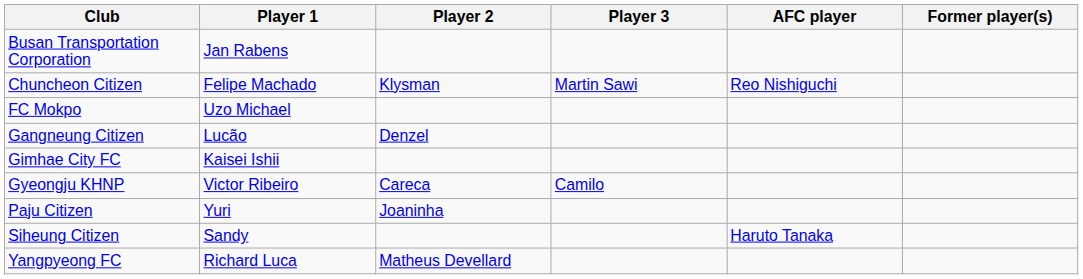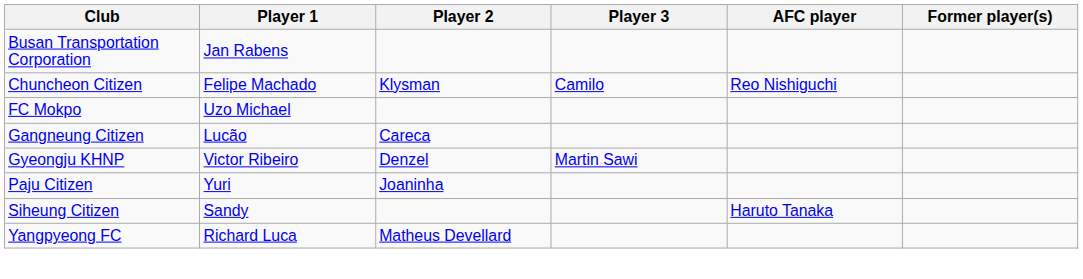(596, 85) Martin Sawi -> (579, 85) Camilo
(404, 135) Denzel -> (405, 135) Careca
- row: (64, 160)
(405, 185) Careca -> (404, 160) Denzel
(579, 185) Camilo -> (596, 160) Martin Sawi
